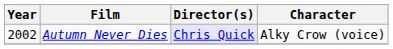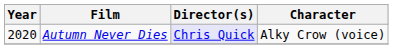(22, 34) 2002 -> (22, 34) 2020
